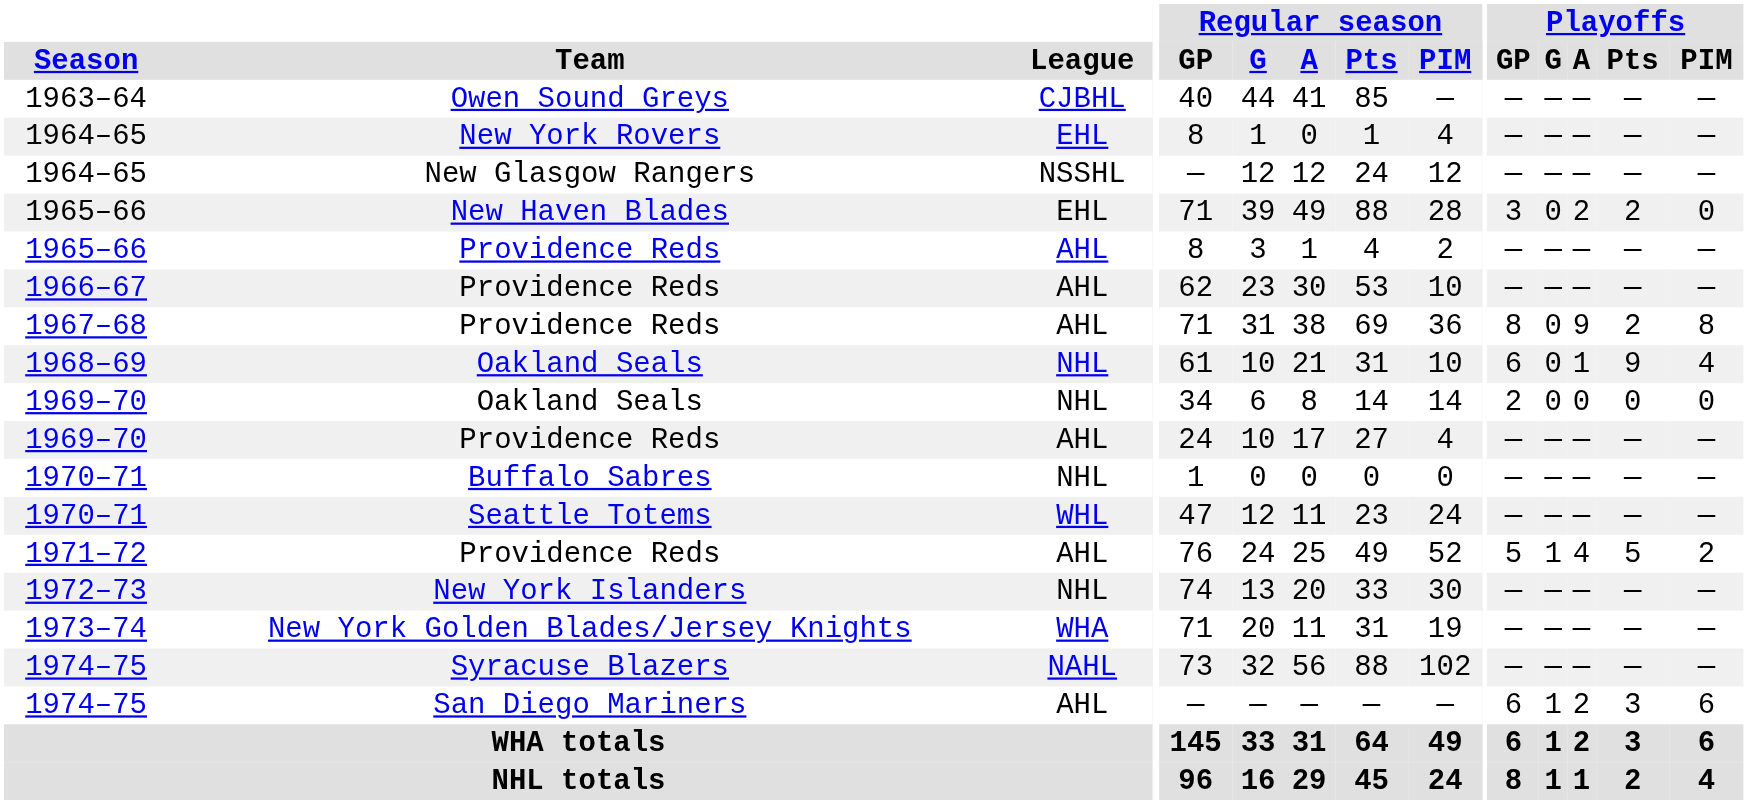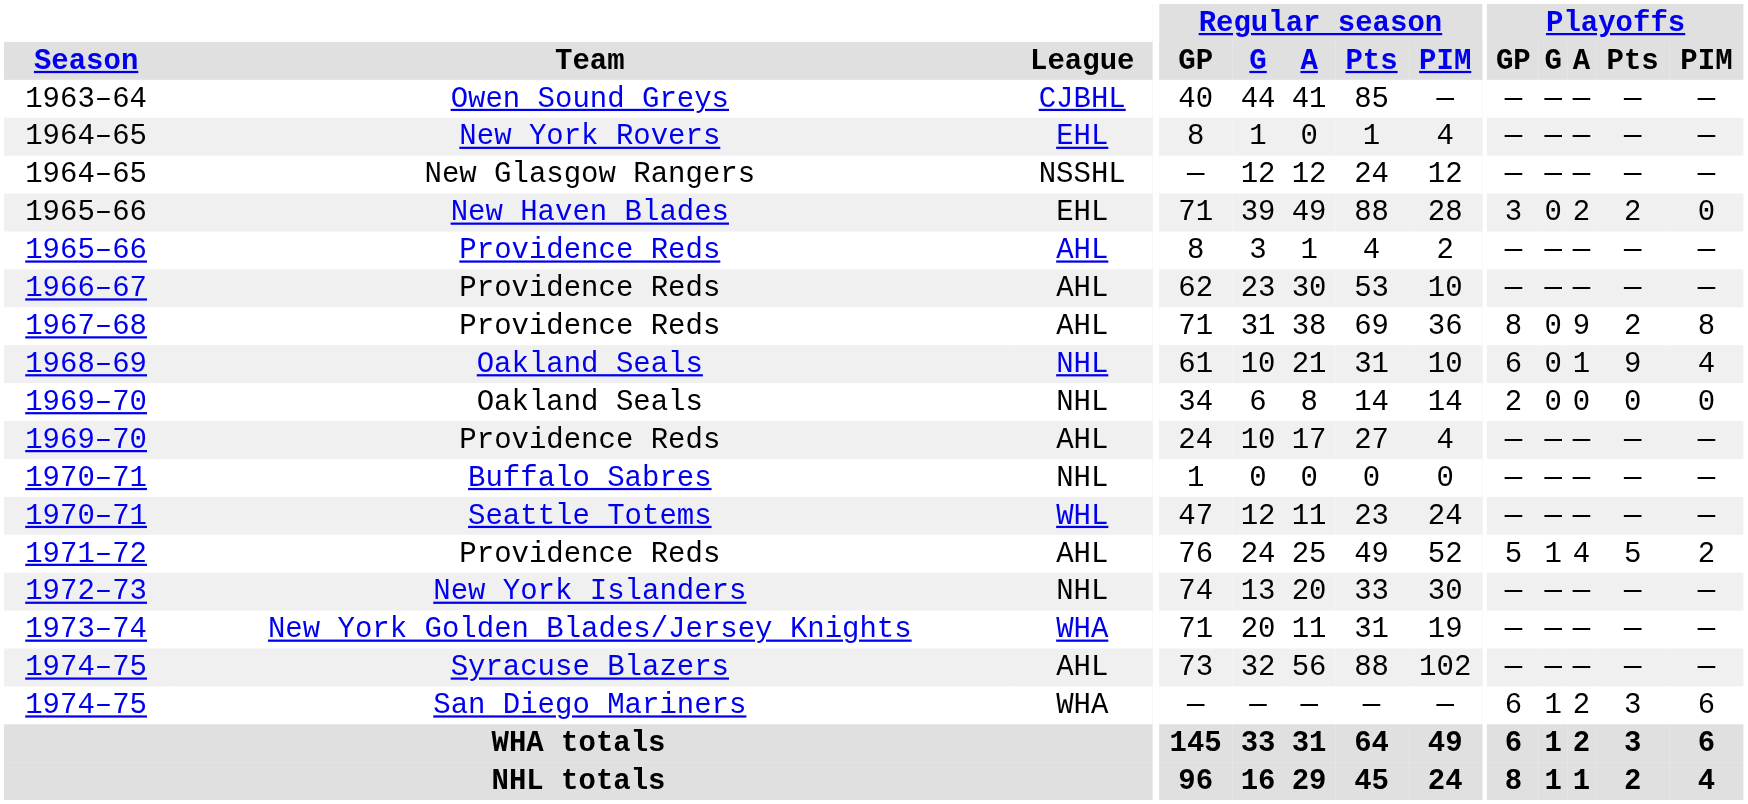(1082, 667) NAHL -> (1082, 667) AHL
(1082, 705) AHL -> (1082, 705) WHA
